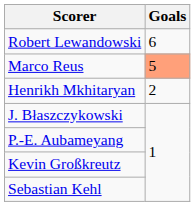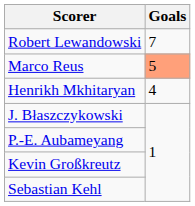(152, 41) 6 -> (152, 41) 7
(152, 90) 2 -> (152, 90) 4
